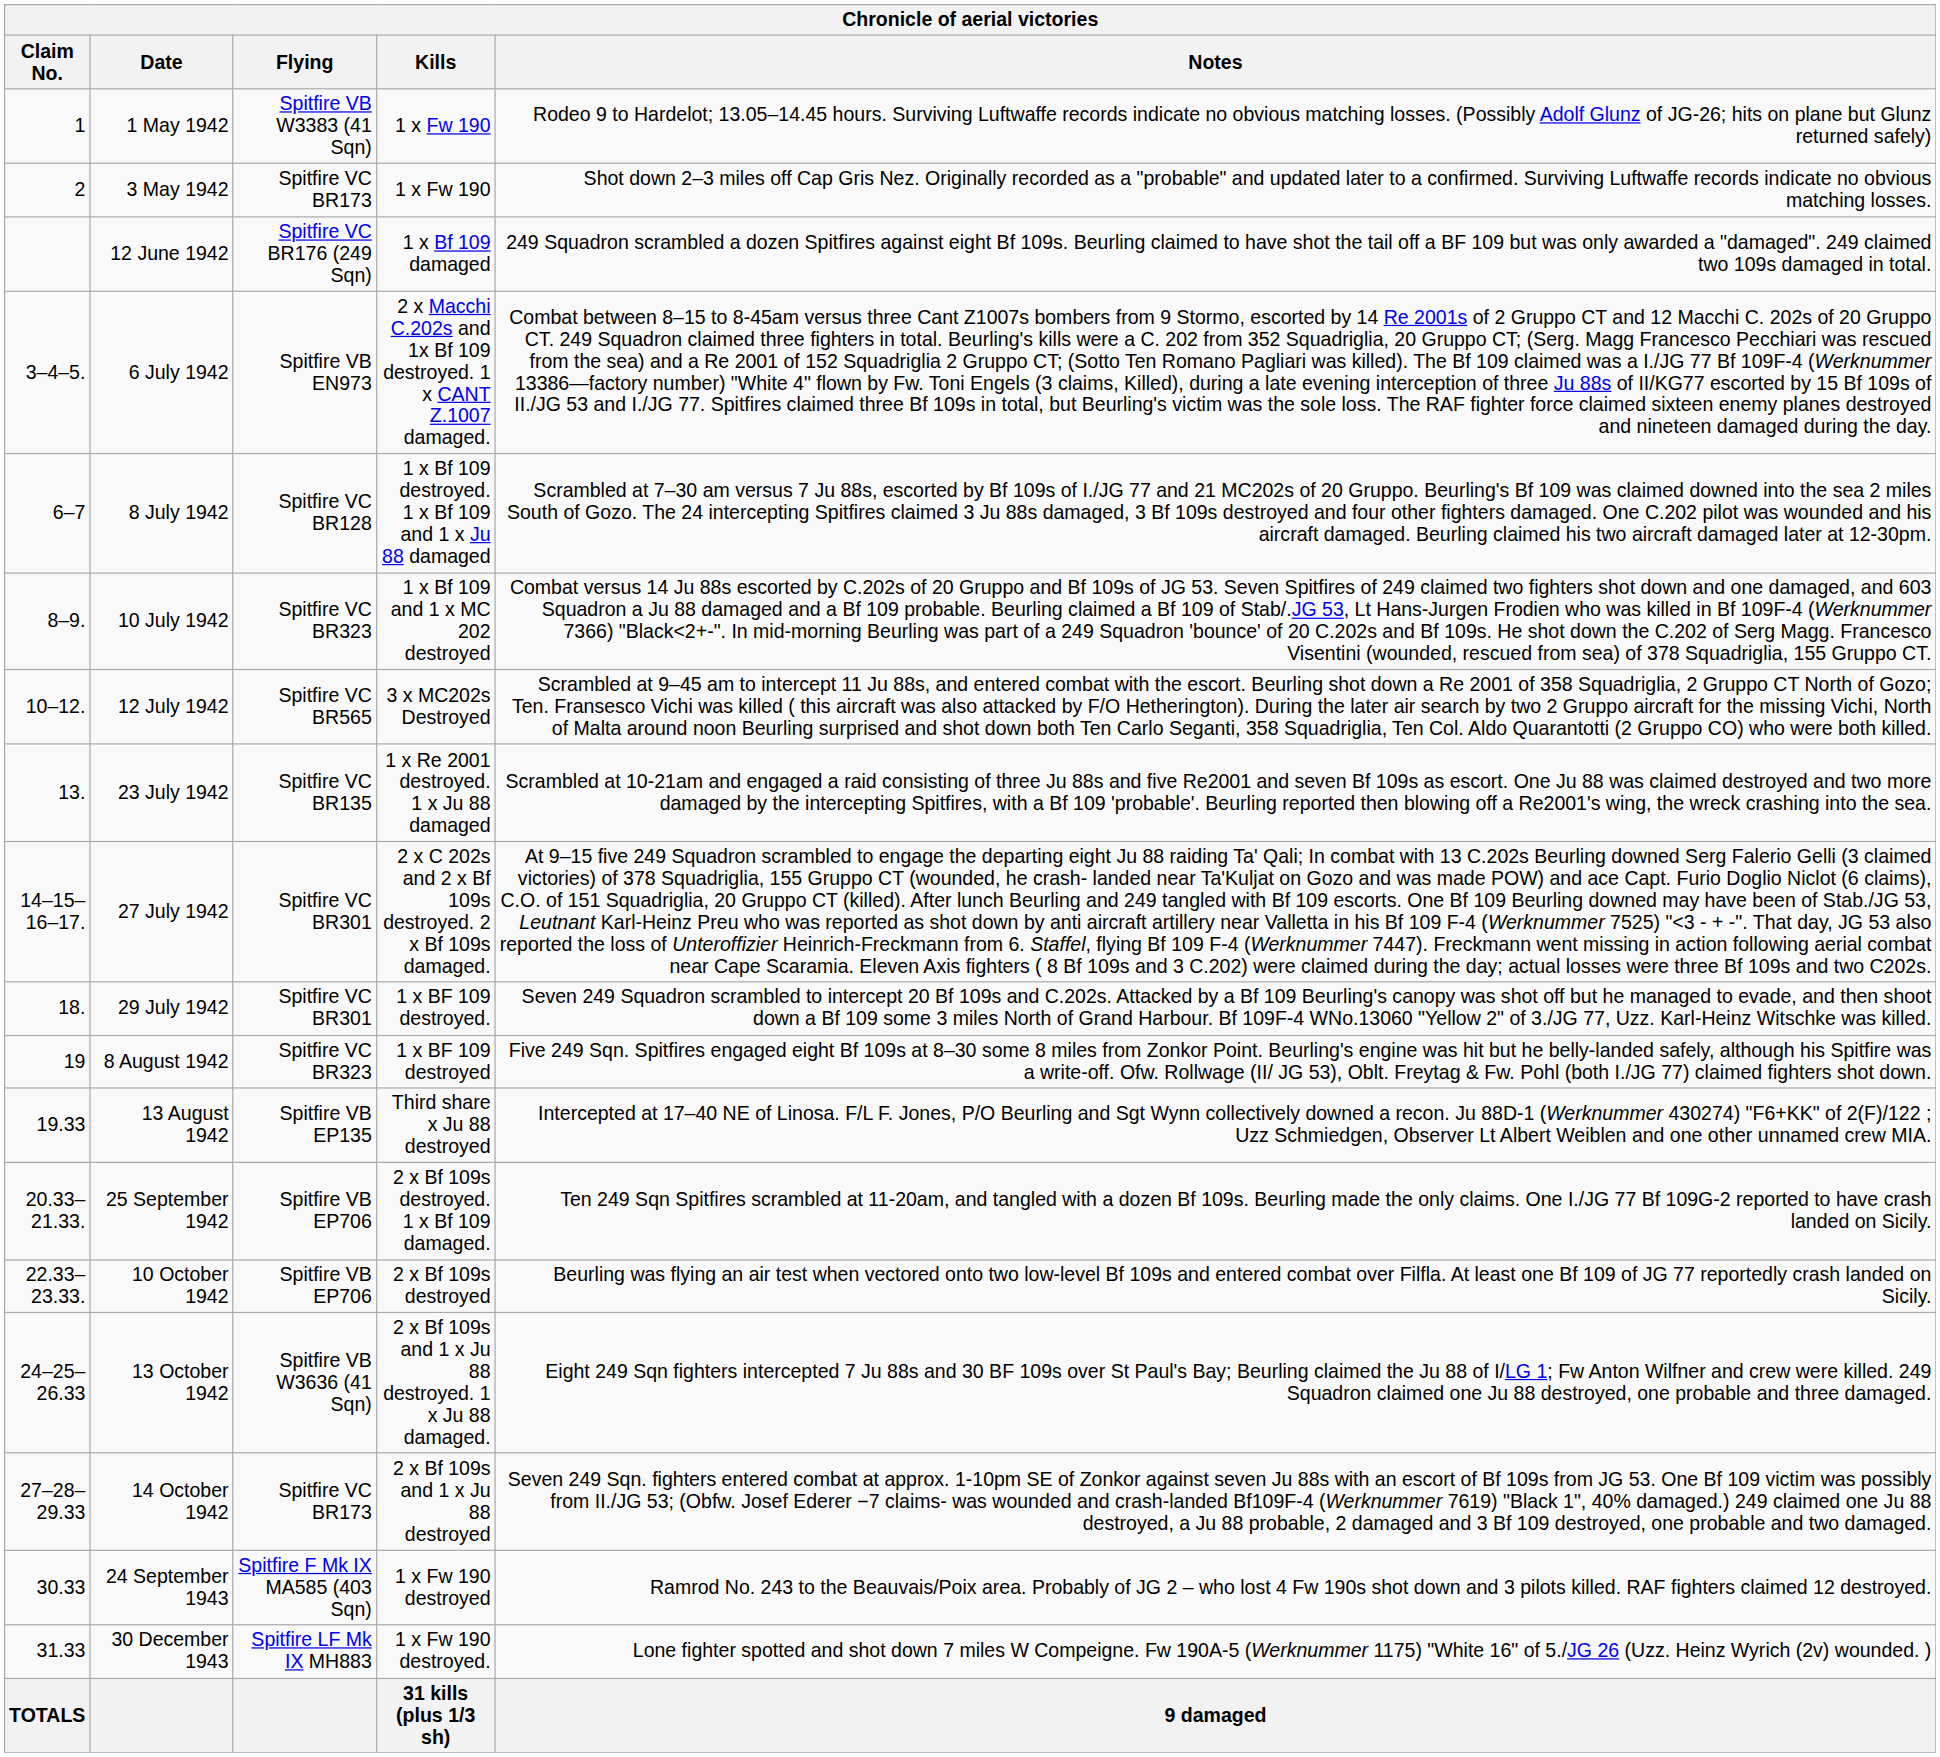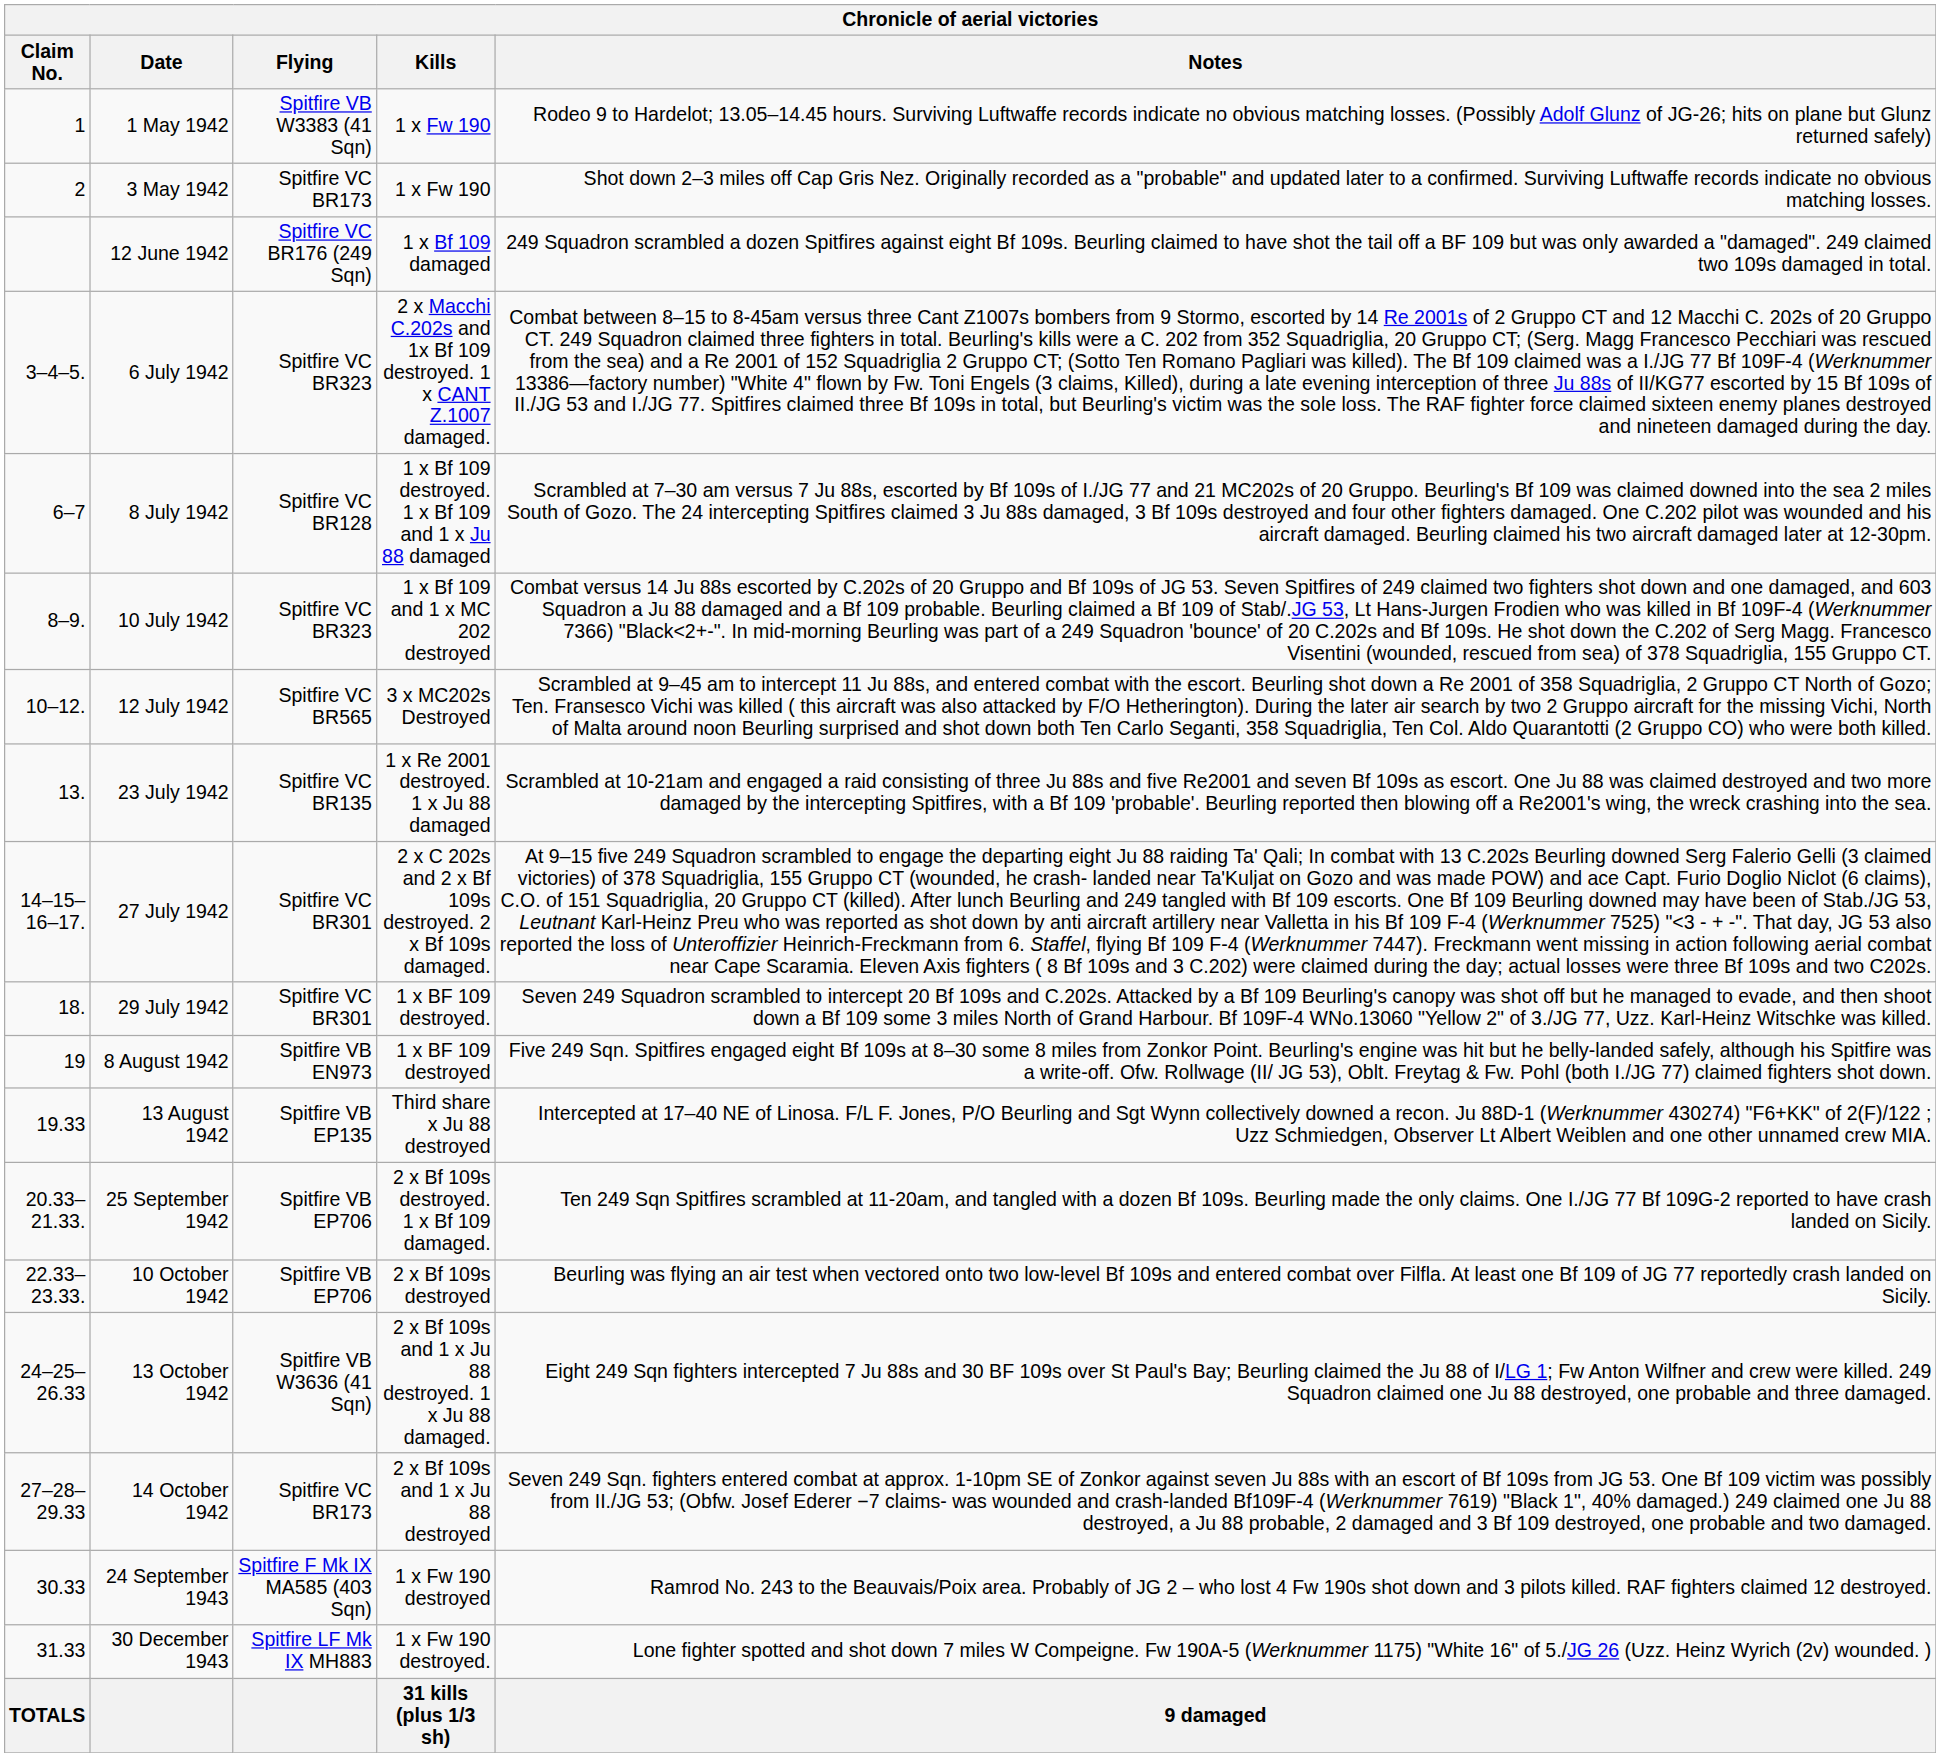(326, 372) Spitfire VB EN973 -> (325, 372) Spitfire VC BR323
(325, 1061) Spitfire VC BR323 -> (326, 1061) Spitfire VB EN973
